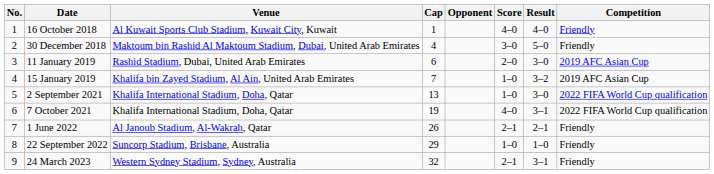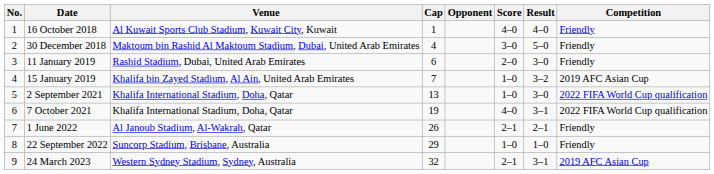(604, 62) 2019 AFC Asian Cup -> (577, 62) Friendly
(577, 161) Friendly -> (604, 161) 2019 AFC Asian Cup
